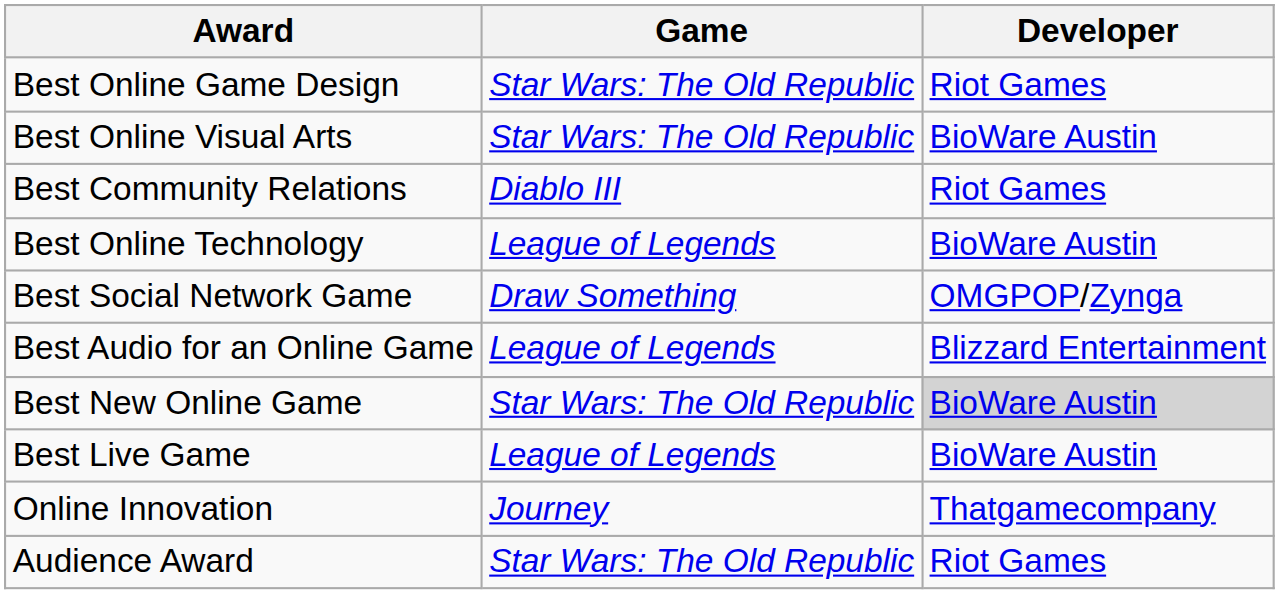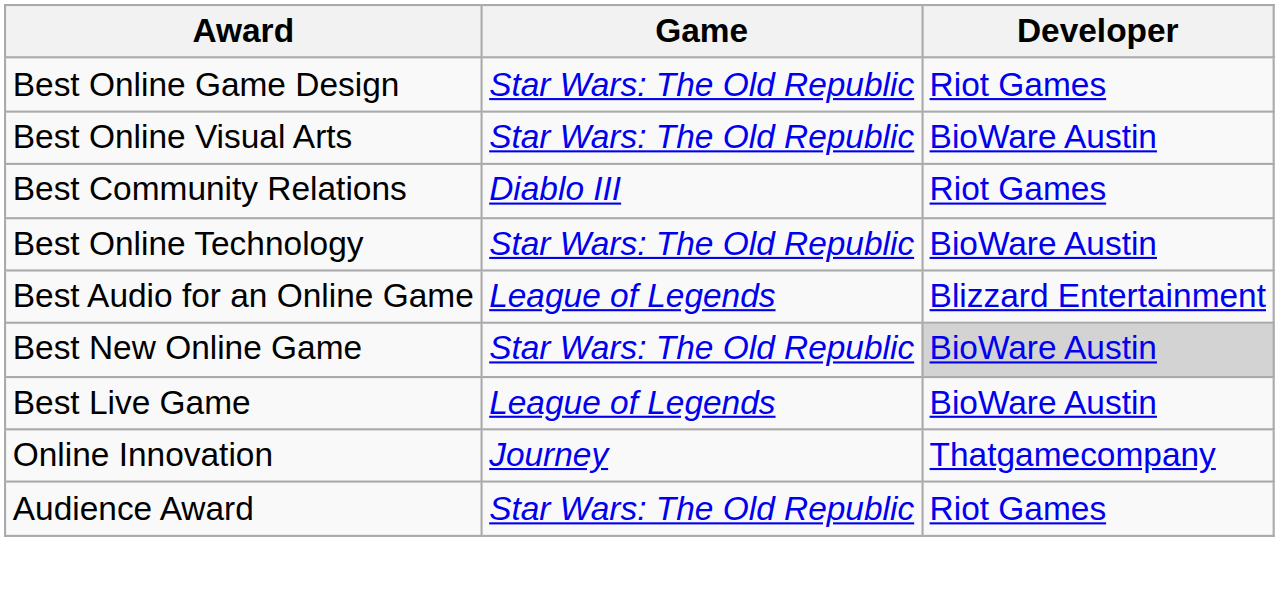(632, 243) League of Legends -> (702, 243) Star Wars: The Old Republic
- row: (213, 296)
